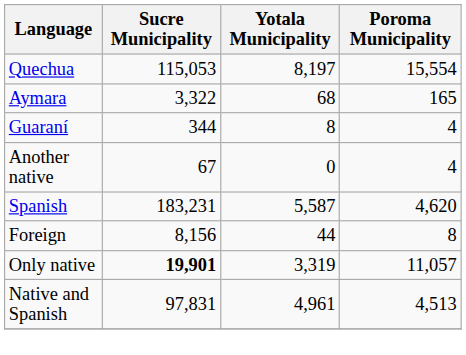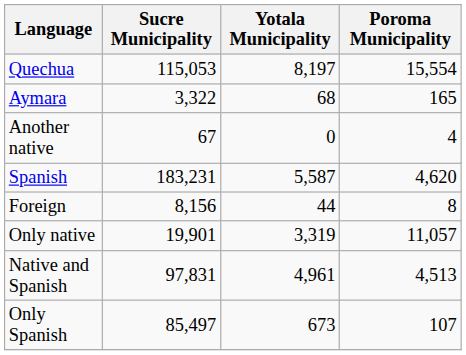- row: (38, 127)
(191, 264) bold -> (191, 235) normal
+ row: (38, 324)
